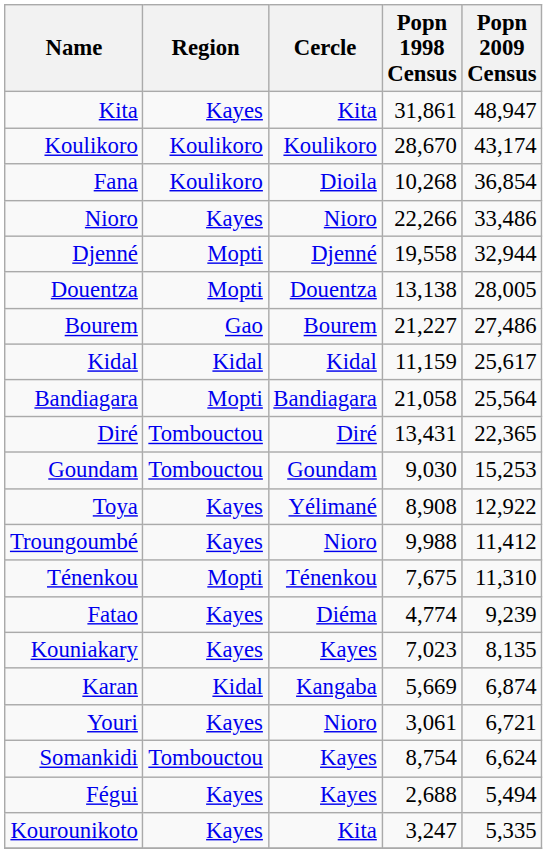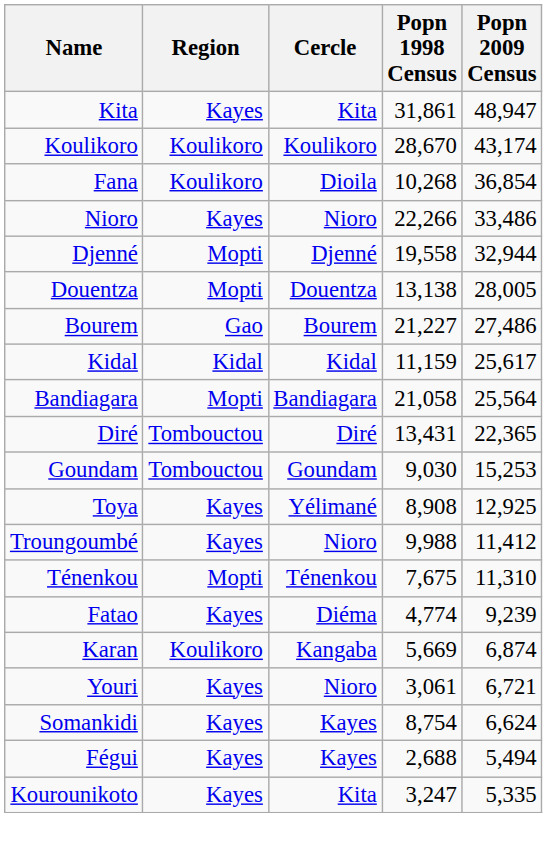(505, 506) 12,922 -> (505, 506) 12,925
- row: (84, 650)
(238, 686) Kidal -> (216, 650) Koulikoro
(206, 758) Tombouctou -> (234, 722) Kayes
